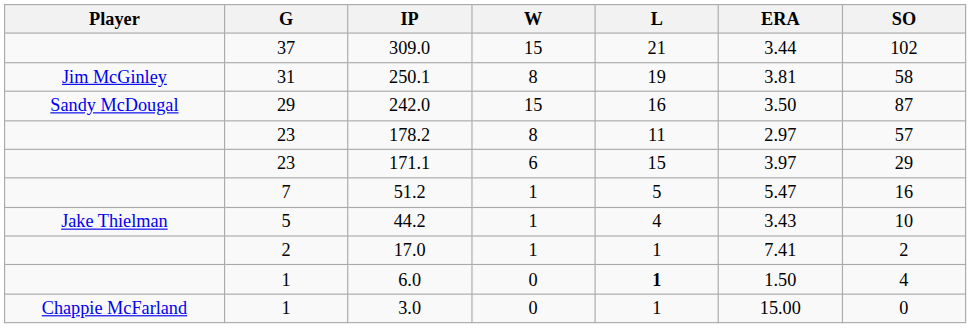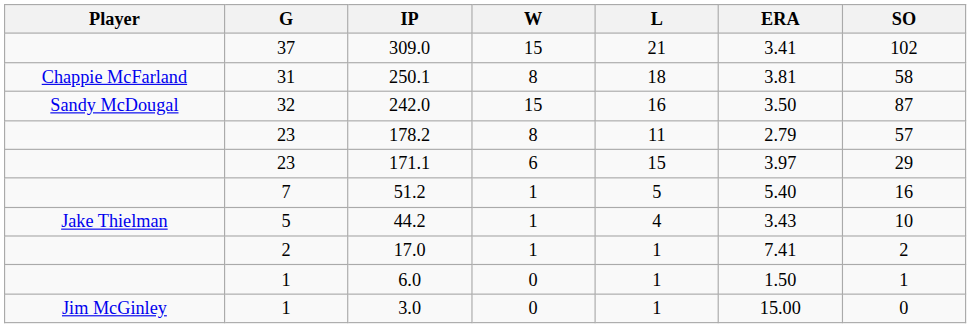(780, 47) 3.44 -> (780, 47) 3.41
(114, 76) Jim McGinley -> (114, 76) Chappie McFarland
(657, 76) 19 -> (657, 76) 18
(286, 105) 29 -> (286, 105) 32
(780, 134) 2.97 -> (780, 134) 2.79
(780, 192) 5.47 -> (780, 192) 5.40
(657, 279) bold -> (657, 279) normal
(904, 279) 4 -> (904, 279) 1
(114, 308) Chappie McFarland -> (114, 308) Jim McGinley
